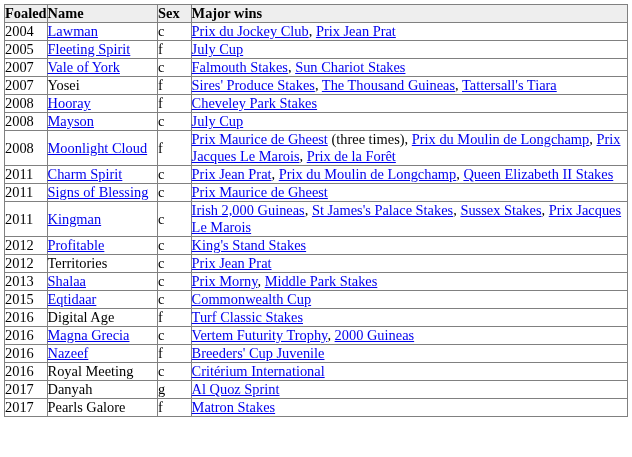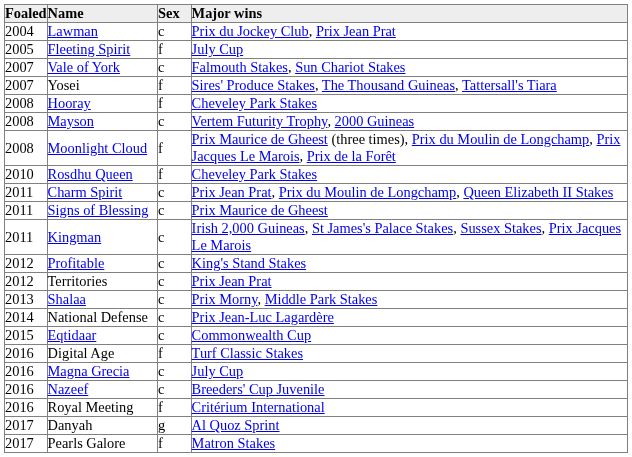(217, 121) July Cup -> (303, 121) Vertem Futurity Trophy, 2000 Guineas
+ row: (90, 174)
+ row: (98, 317)
(303, 335) Vertem Futurity Trophy, 2000 Guineas -> (217, 371) July Cup
(160, 353) f -> (161, 389) c
(161, 371) c -> (160, 407) f
